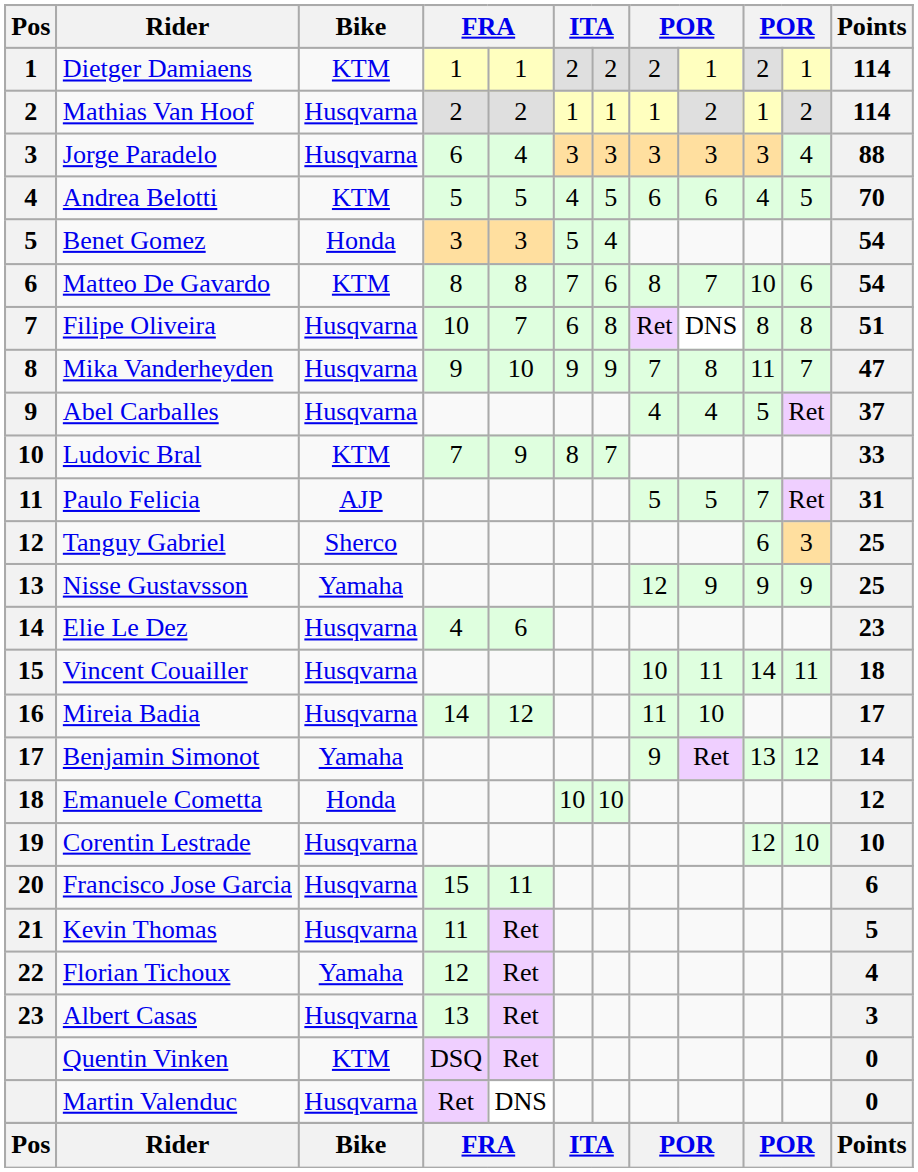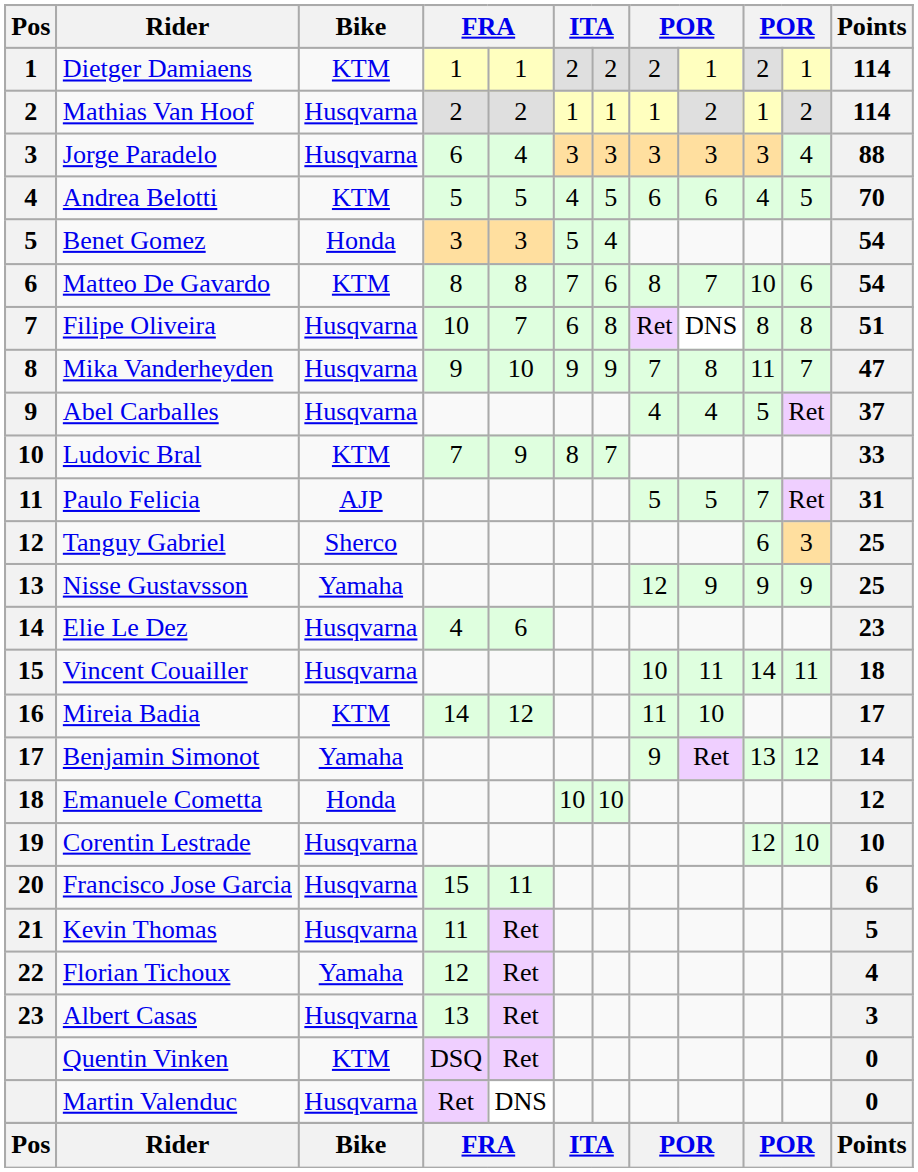(361, 714) Husqvarna -> (361, 714) KTM
